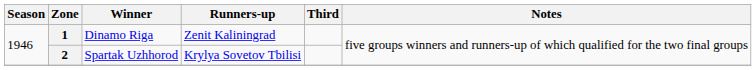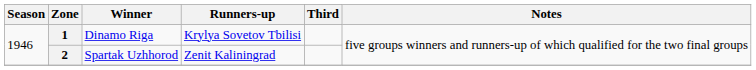(230, 34) Zenit Kaliningrad -> (243, 34) Krylya Sovetov Tbilisi
(243, 55) Krylya Sovetov Tbilisi -> (230, 55) Zenit Kaliningrad
